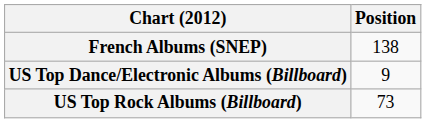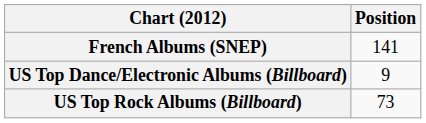(386, 46) 138 -> (386, 46) 141
